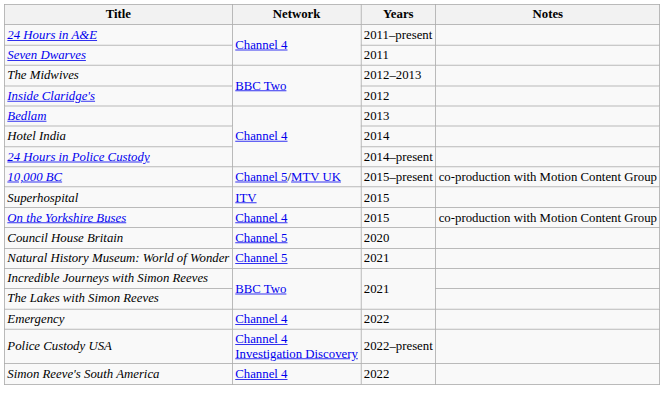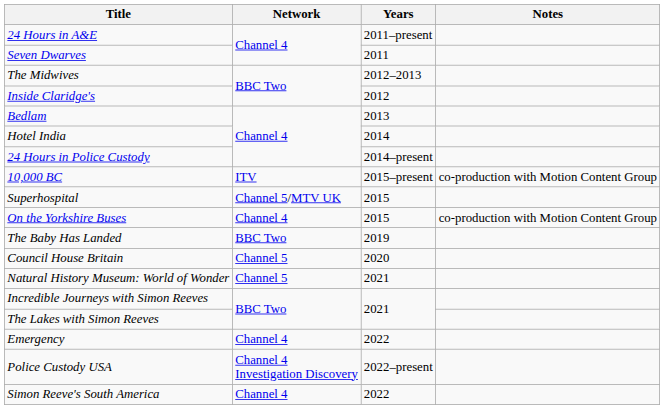(288, 177) Channel 5/MTV UK -> (246, 177) ITV
(246, 197) ITV -> (288, 197) Channel 5/MTV UK
+ row: (64, 237)
